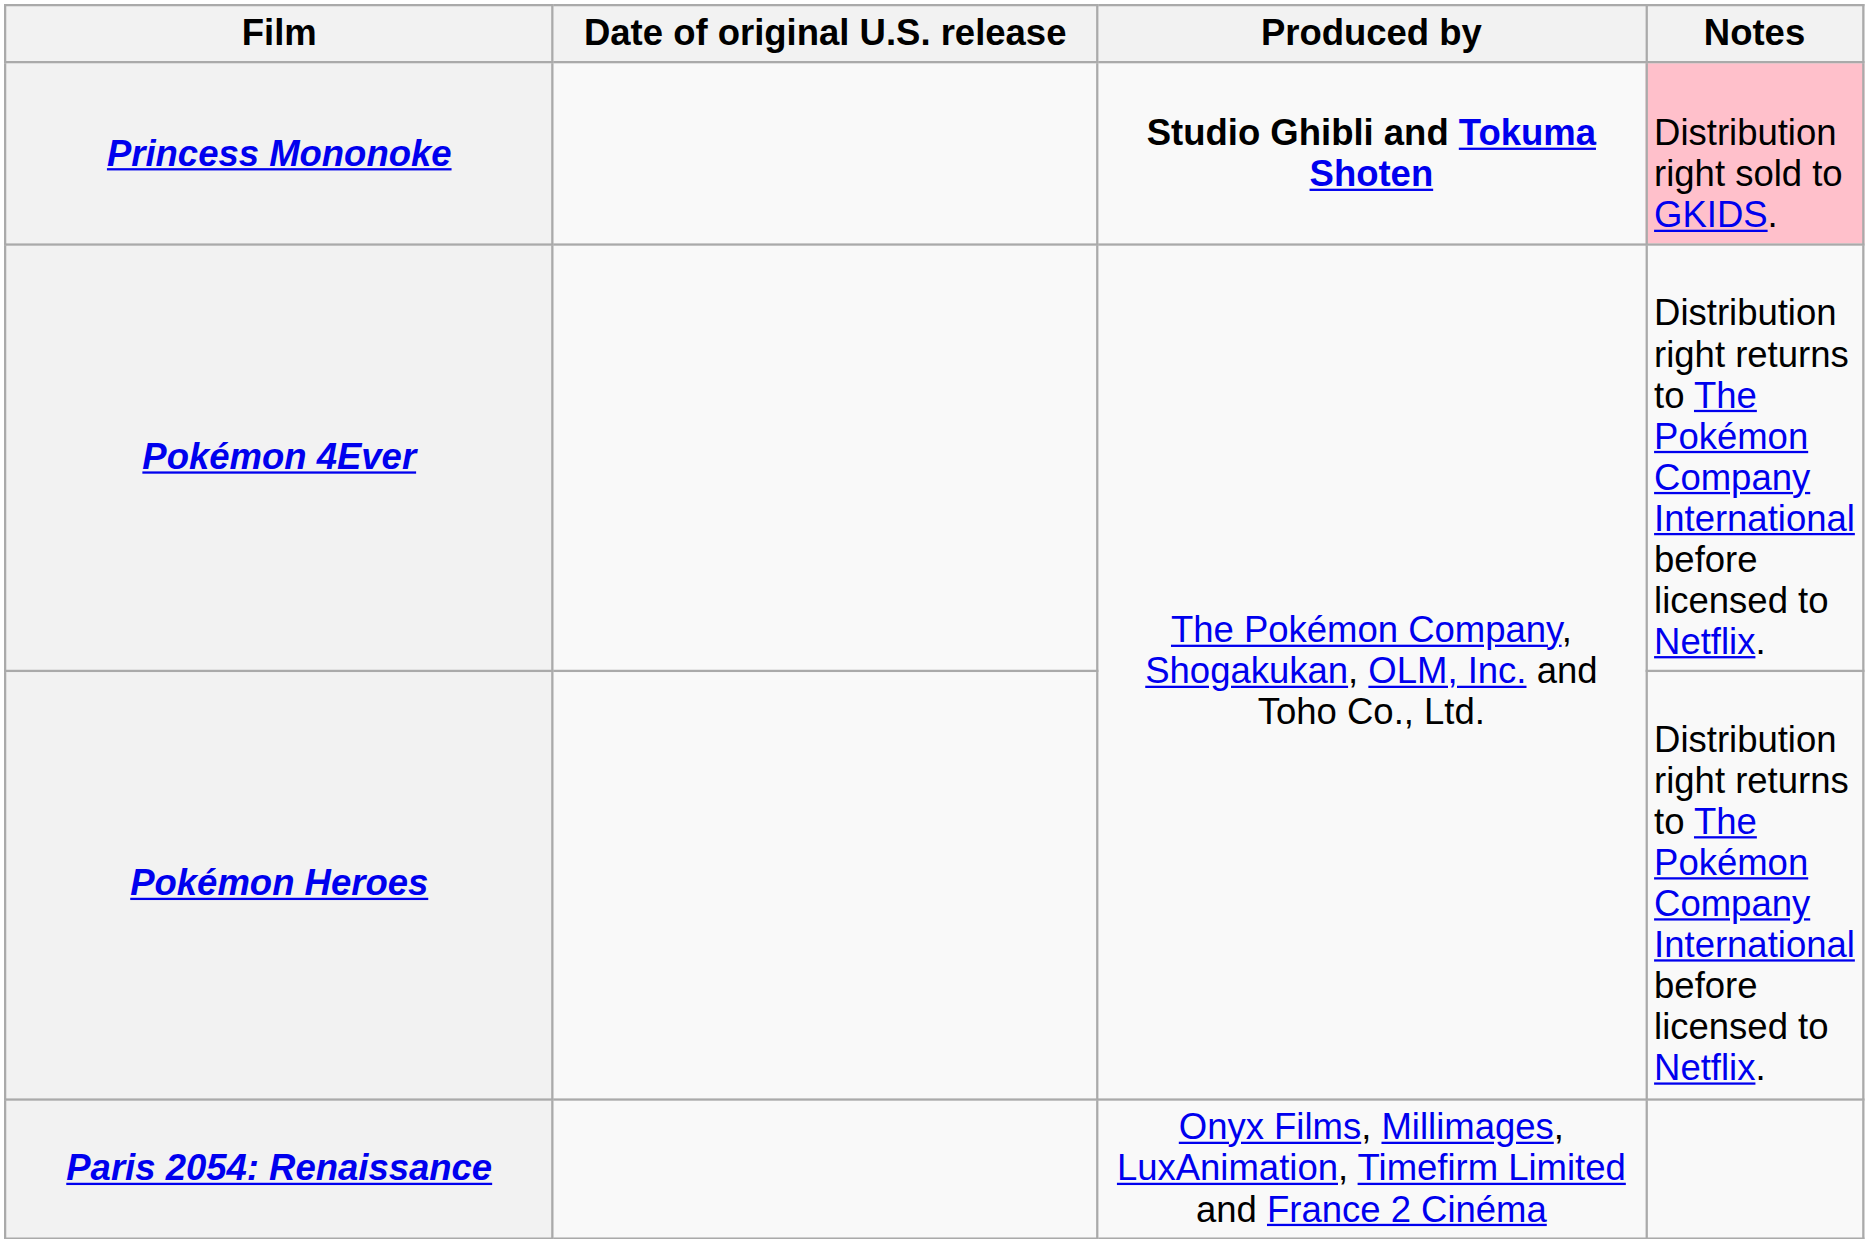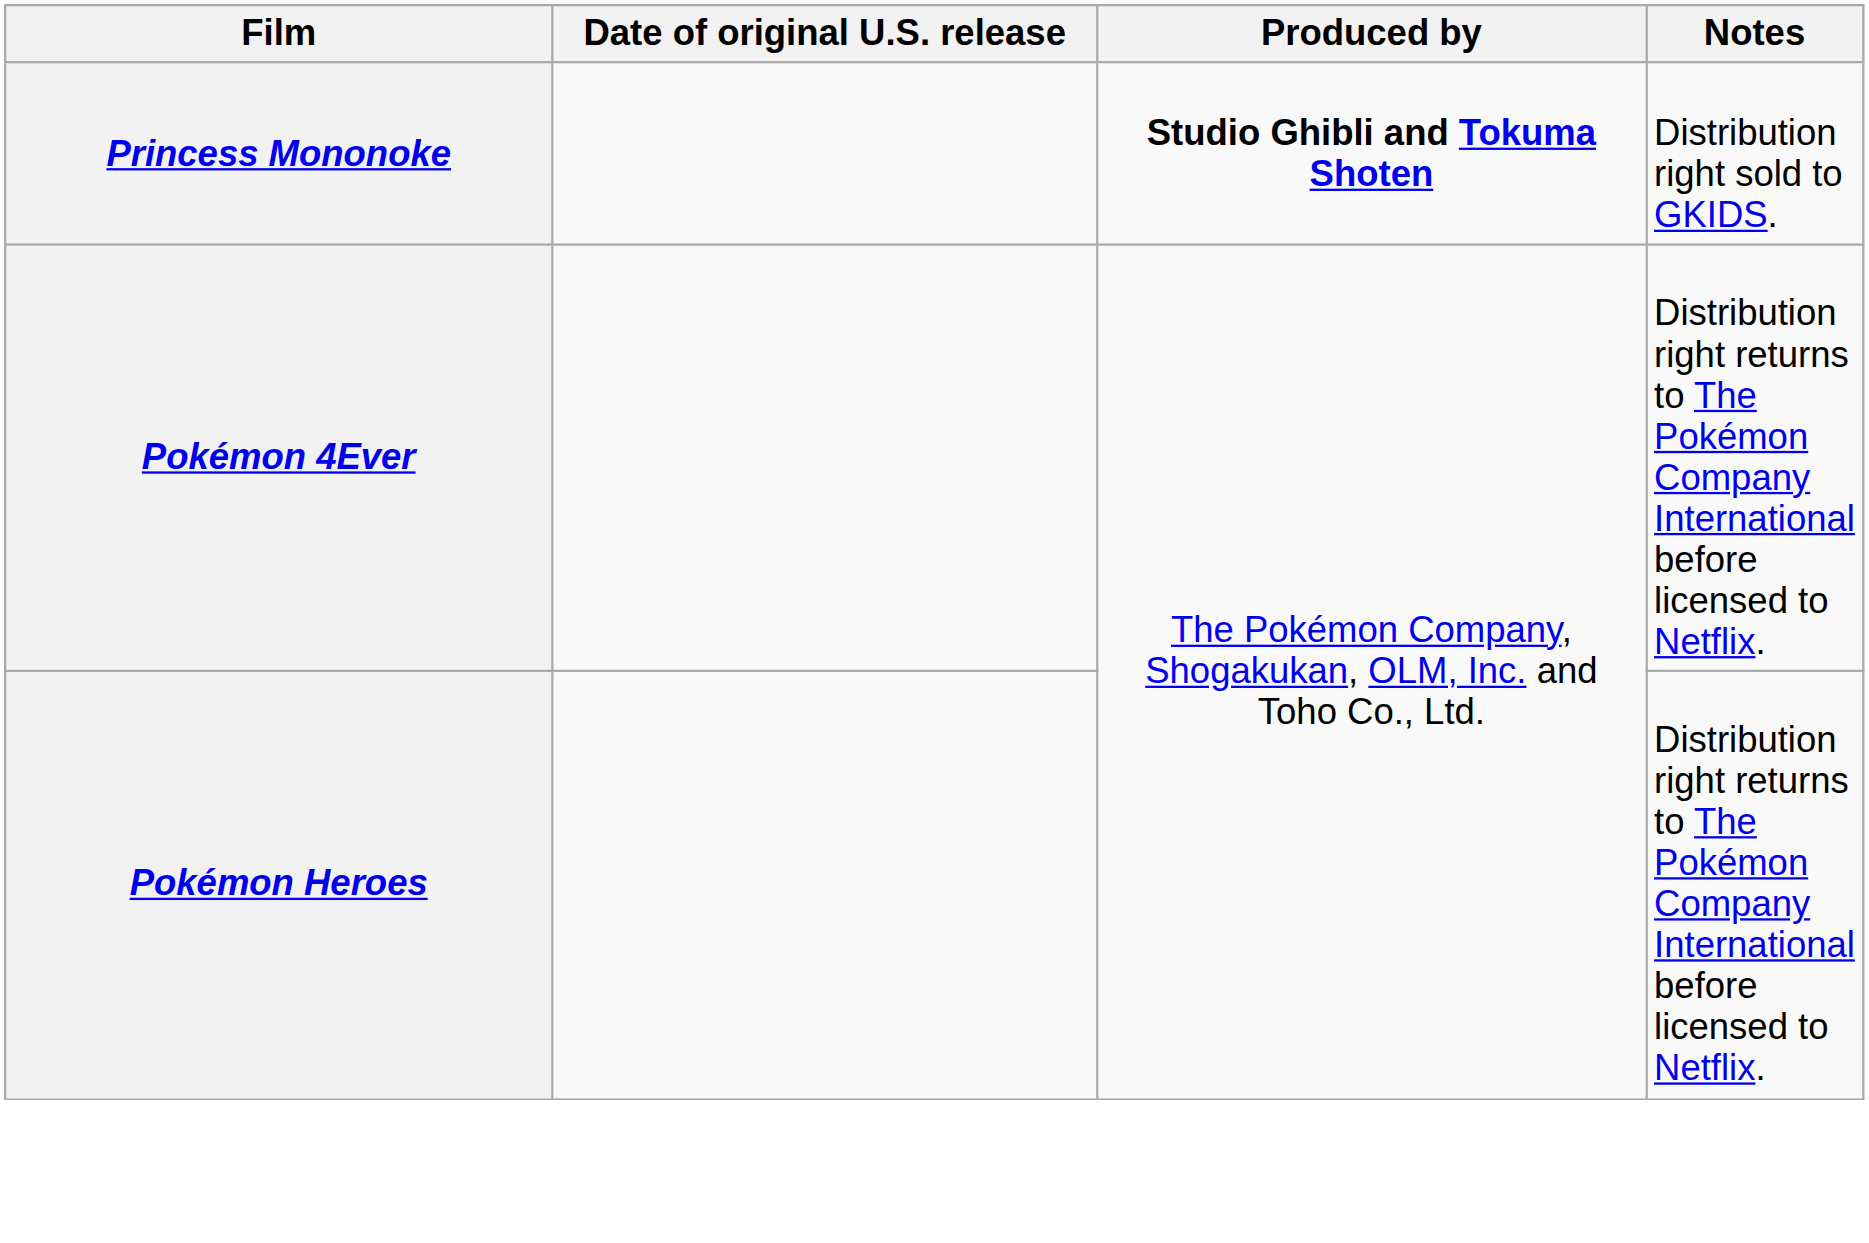(1748, 173) pink background -> (1748, 173) no background
- row: (279, 1167)
